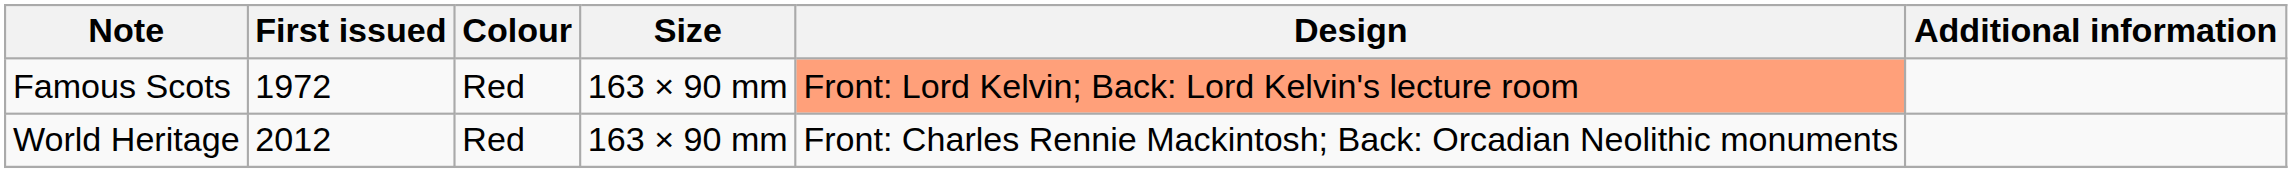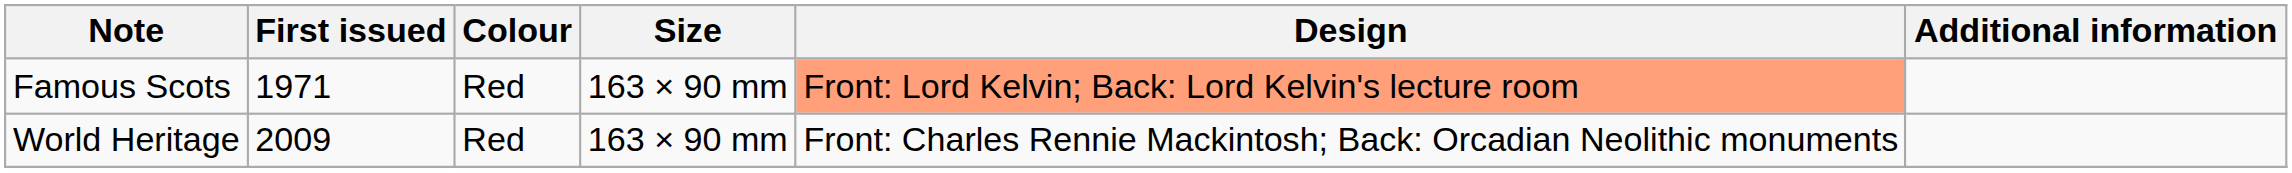(293, 85) 1972 -> (293, 85) 1971
(293, 139) 2012 -> (293, 139) 2009
